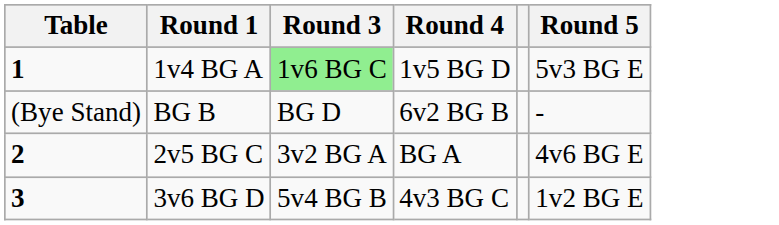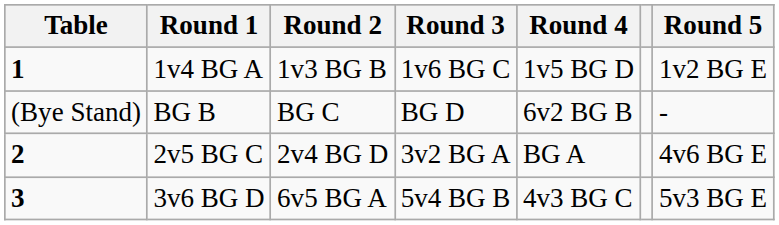+ column: (333, 25)
(332, 68) lightgreen background -> (456, 68) no background
(589, 68) 5v3 BG E -> (713, 68) 1v2 BG E
(589, 197) 1v2 BG E -> (713, 197) 5v3 BG E
